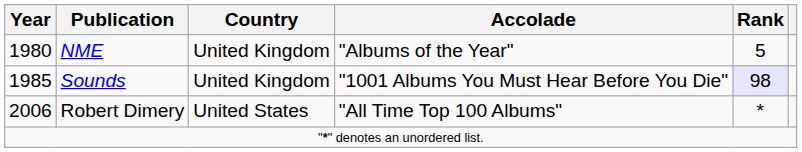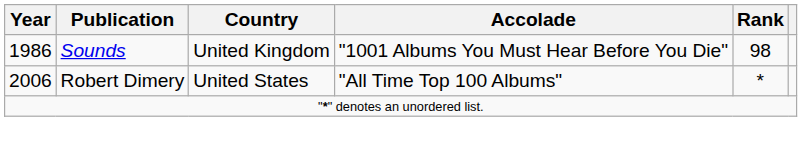- row: (82, 50)
(30, 80) 1985 -> (30, 50) 1986
(760, 80) lavender background -> (760, 50) no background
